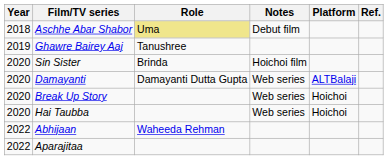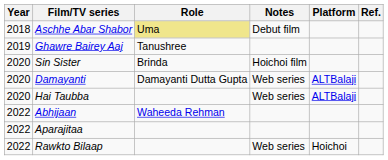- row: (71, 96)
(329, 113) Hoichoi -> (334, 96) ALTBalaji
+ row: (69, 146)
